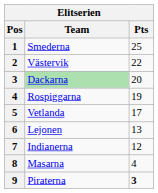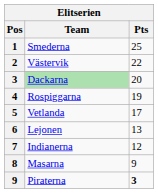(134, 163) 4 -> (134, 163) 9
